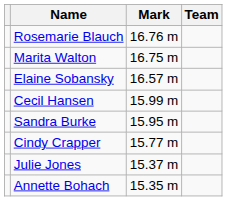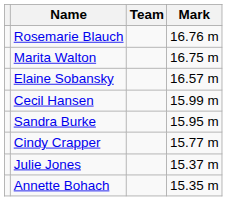columns swapped: (202, 15) <-> (154, 15)
